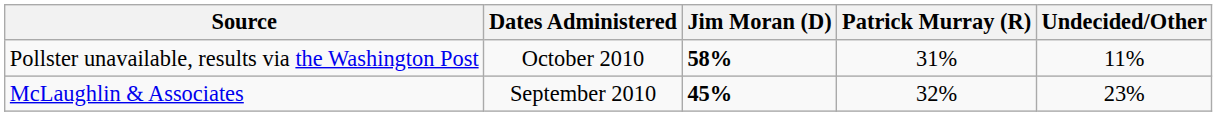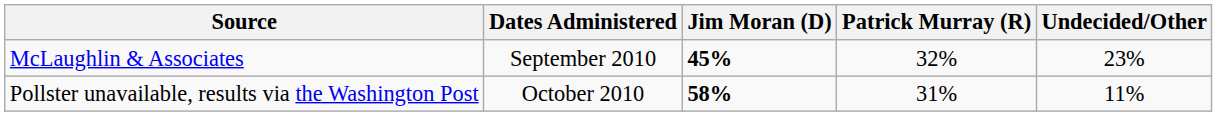rows swapped: (244, 57) <-> (127, 93)
